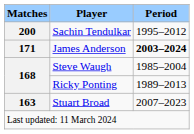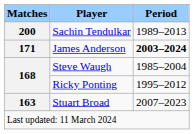(161, 31) 1995–2012 -> (161, 31) 1989–2013
(161, 84) 1989–2013 -> (161, 84) 1995–2012
